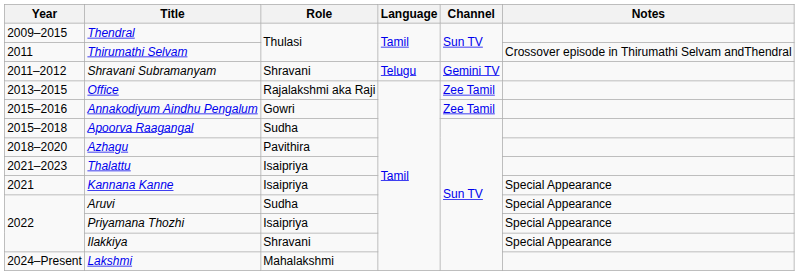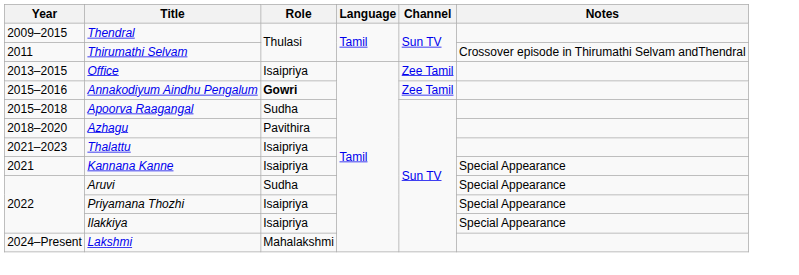- row: (152, 71)
(319, 90) Rajalakshmi aka Raji -> (286, 71) Isaipriya
(279, 109) normal -> (280, 90) bold
(287, 242) Shravani -> (286, 223) Isaipriya
